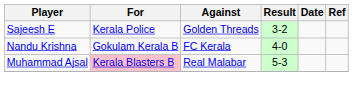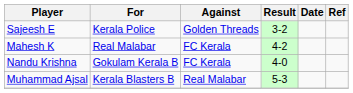+ row: (31, 46)
(133, 63) pink background -> (133, 79) no background
